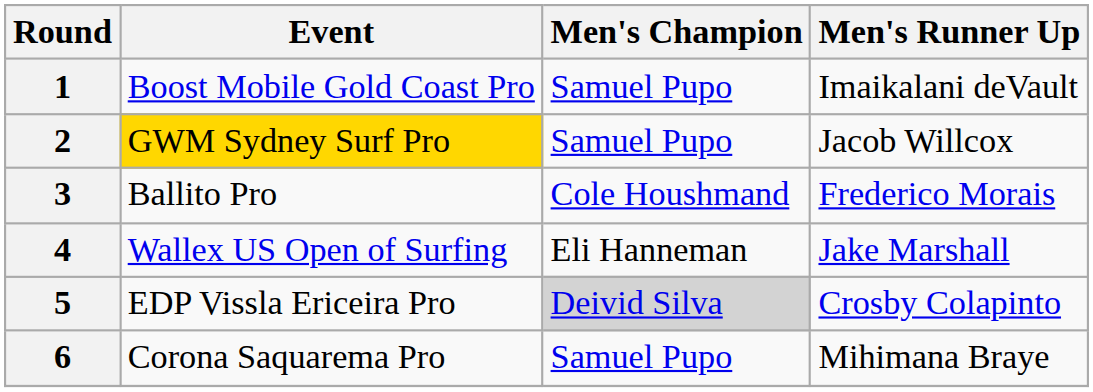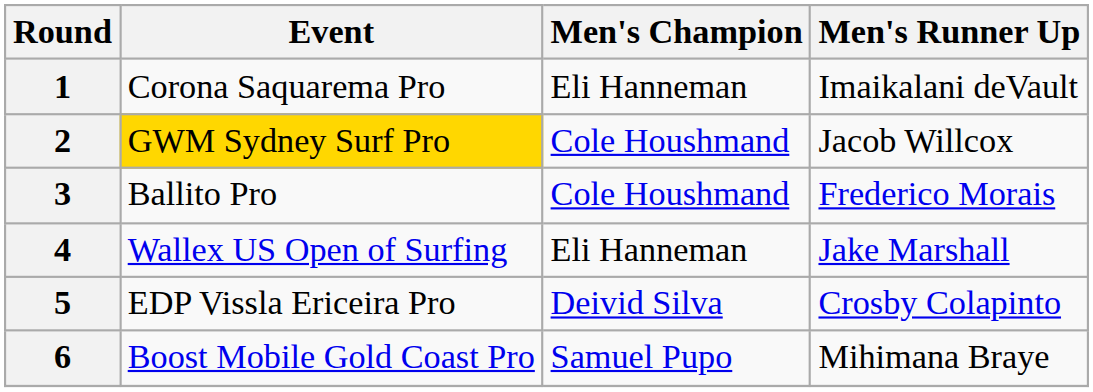(331, 85) Boost Mobile Gold Coast Pro -> (287, 85) Corona Saquarema Pro
(641, 85) Samuel Pupo -> (649, 85) Eli Hanneman
(641, 140) Samuel Pupo -> (670, 140) Cole Houshmand
(637, 303) lightgrey background -> (637, 303) no background
(287, 357) Corona Saquarema Pro -> (331, 357) Boost Mobile Gold Coast Pro
